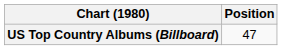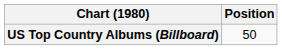(249, 34) 47 -> (249, 34) 50
